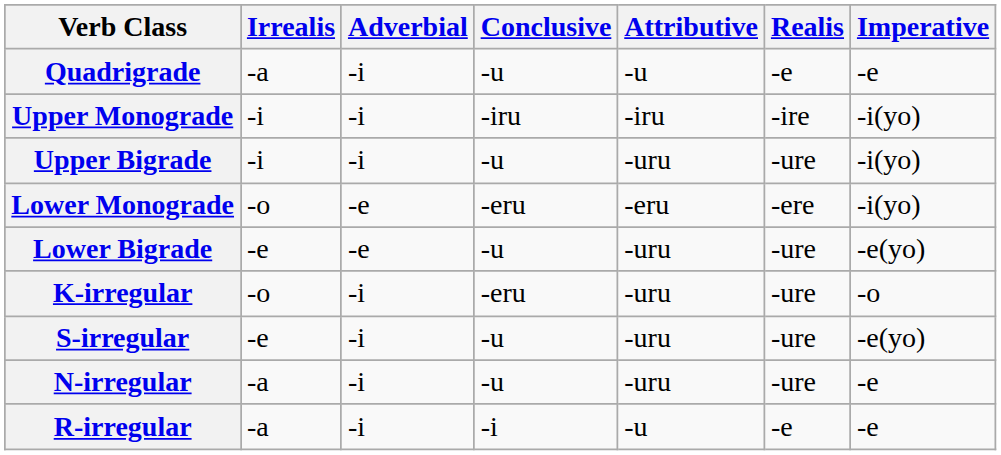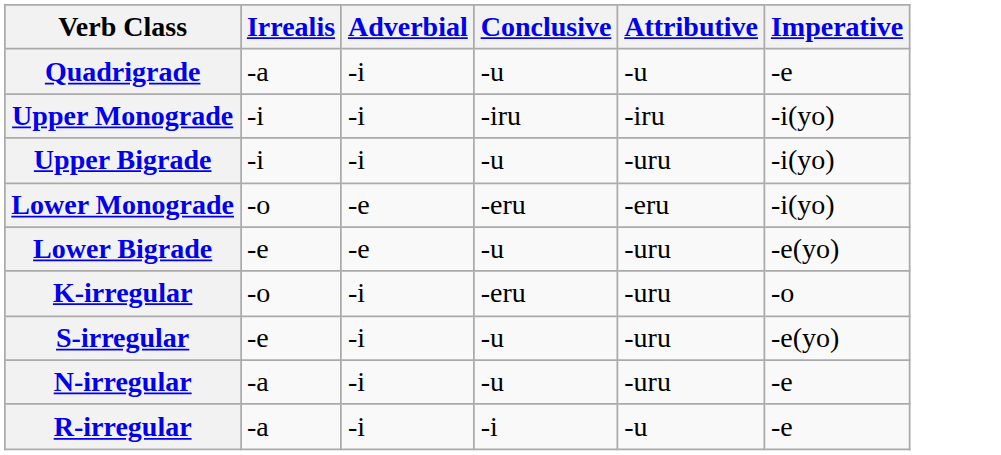- column: (807, 26)
